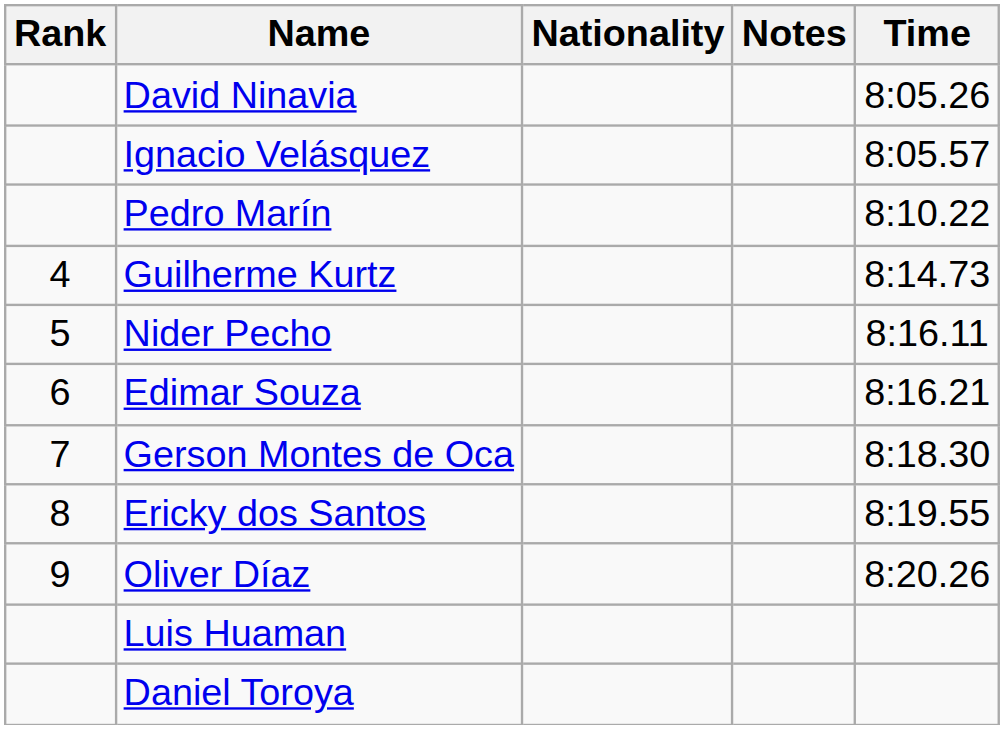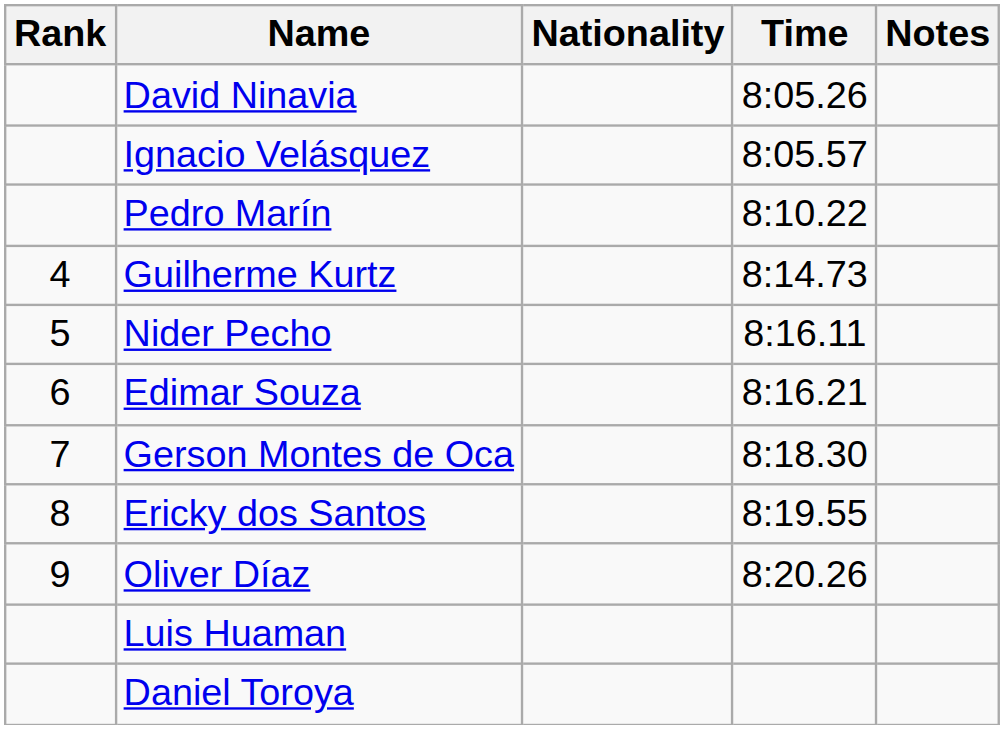columns swapped: (927, 34) <-> (794, 34)
